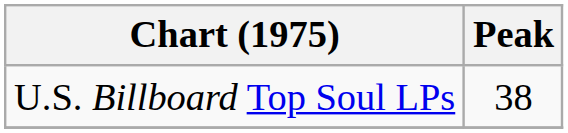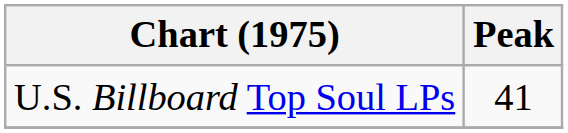(513, 95) 38 -> (513, 95) 41
